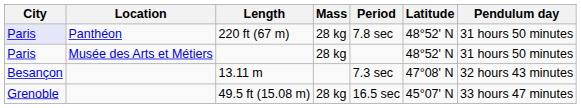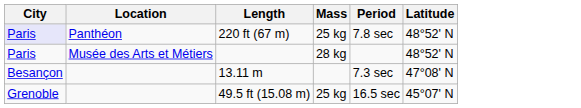- column: (517, 14)
(331, 34) 28 kg -> (331, 34) 25 kg
(331, 93) 28 kg -> (331, 93) 25 kg
